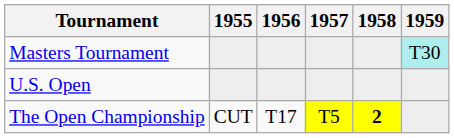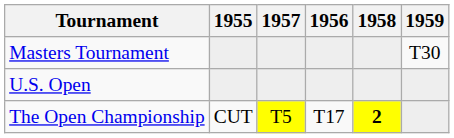columns swapped: (281, 20) <-> (329, 20)
(425, 52) paleturquoise background -> (425, 52) no background
